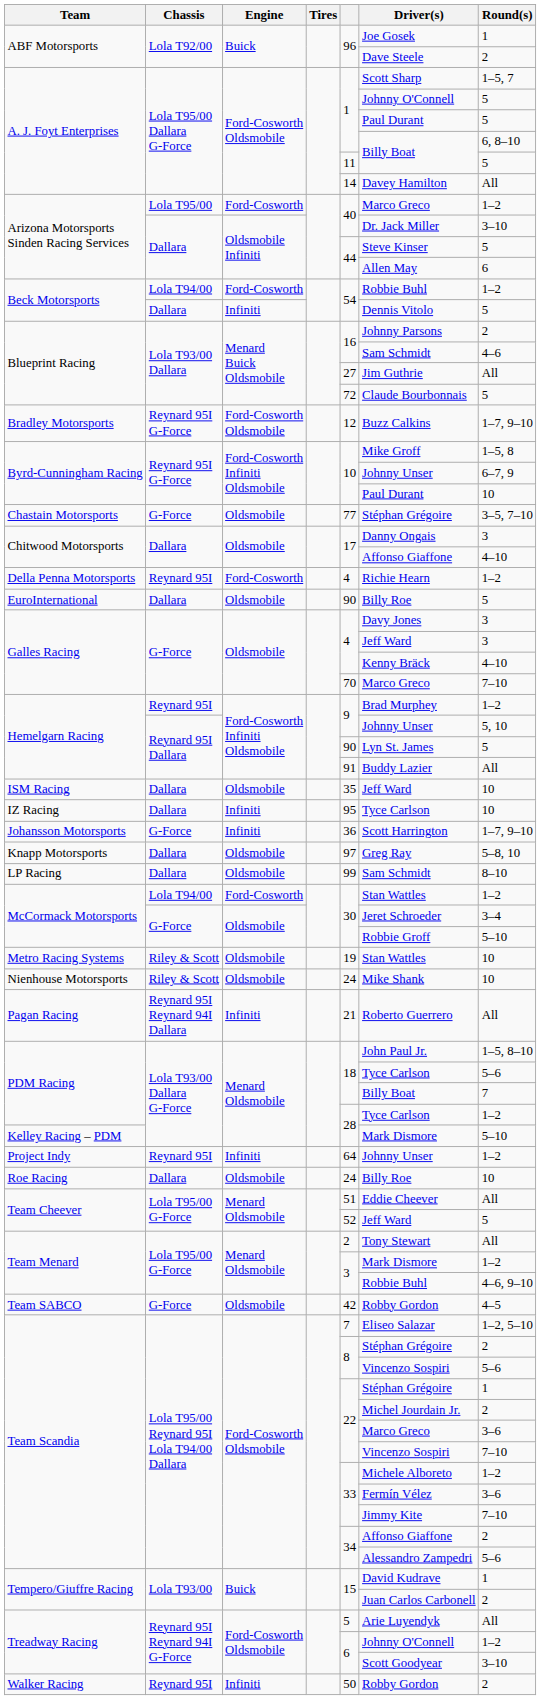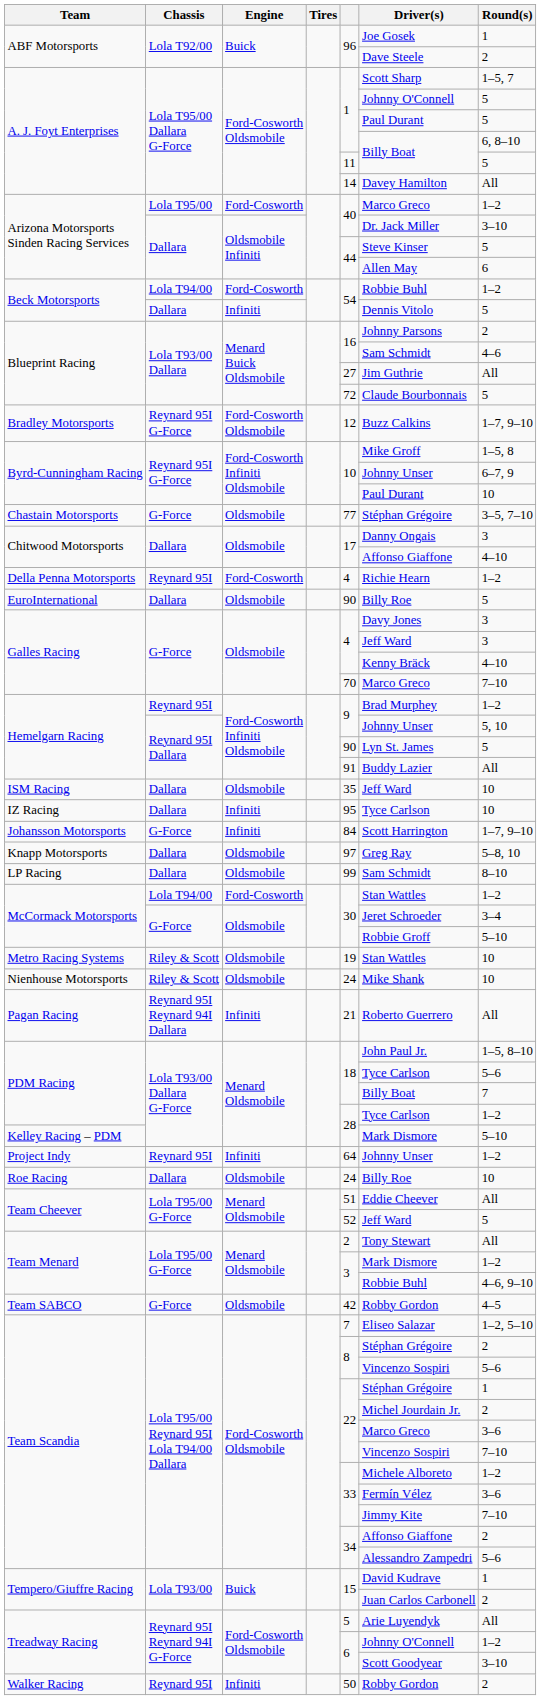(350, 831) 36 -> (350, 831) 84
